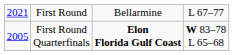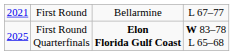(18, 36) 2005 -> (18, 36) 2025
